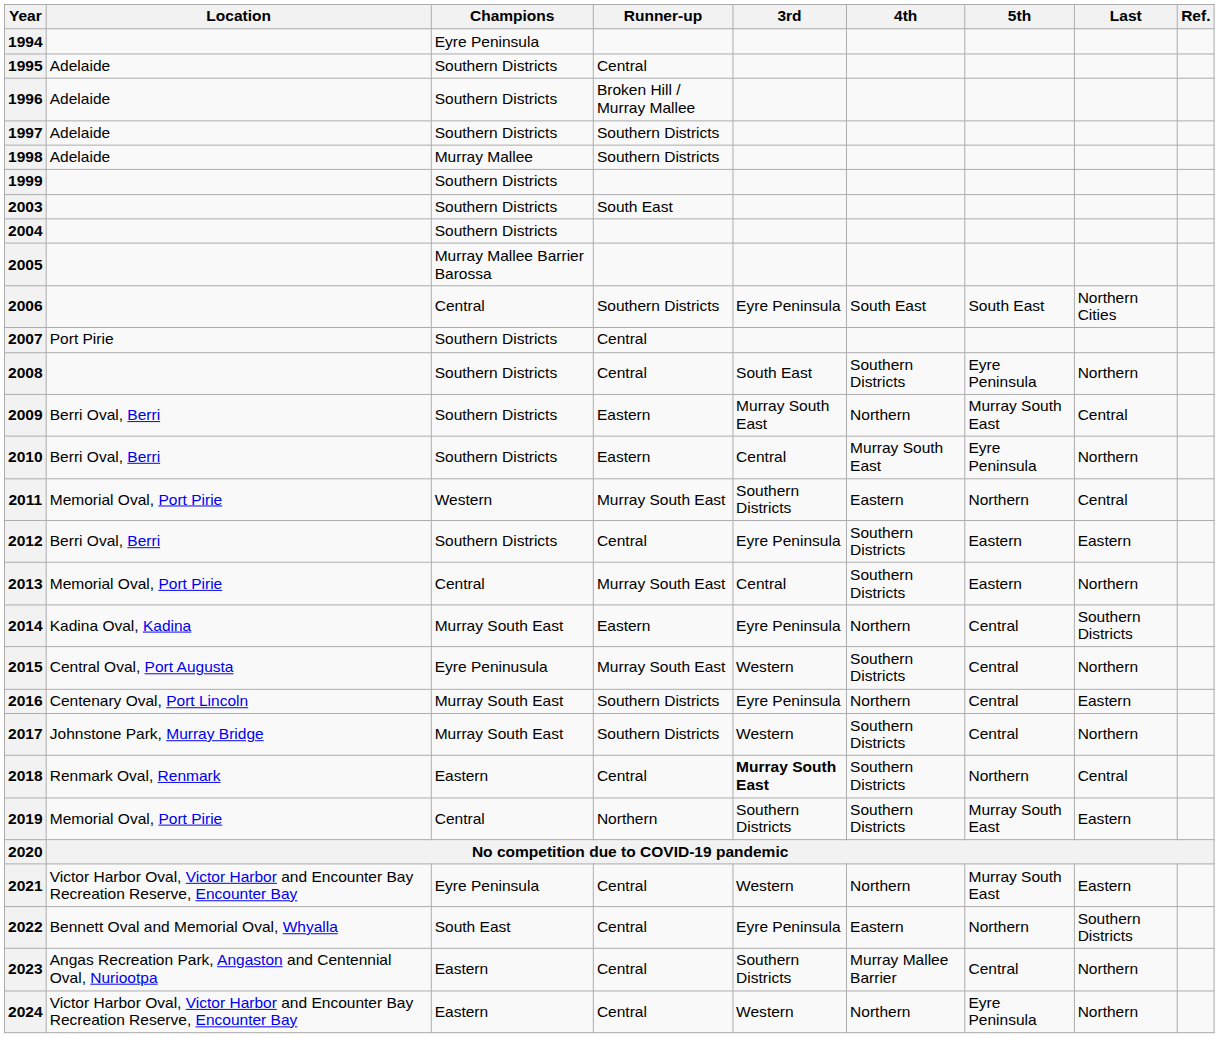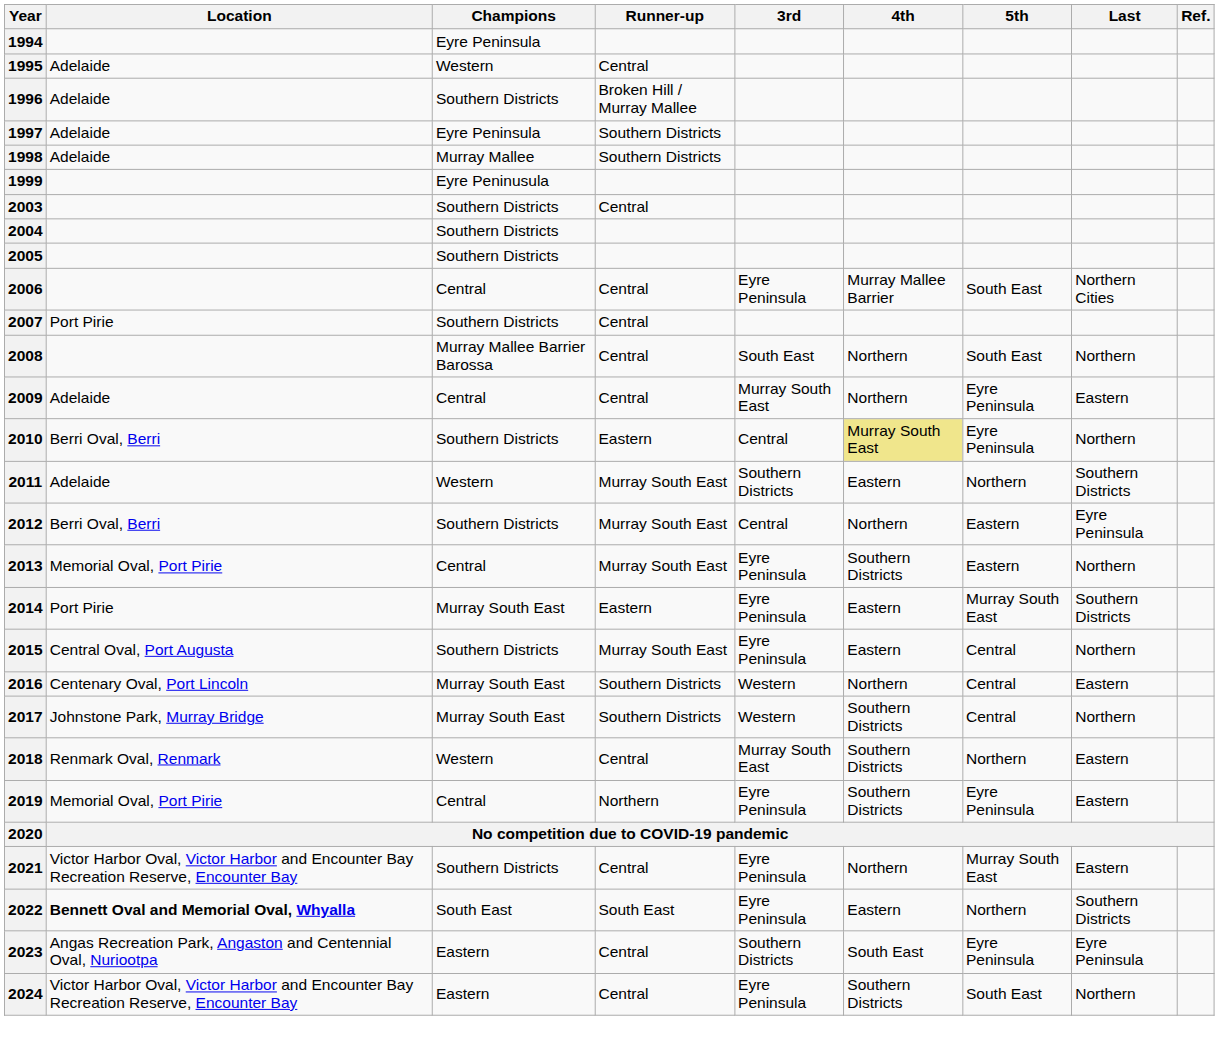(496, 66) Southern Districts -> (465, 66) Western
(496, 132) Southern Districts -> (488, 132) Eyre Peninsula
(496, 181) Southern Districts -> (492, 181) Eyre Peninusula
(635, 206) South East -> (624, 206) Central
(509, 264) Murray Mallee Barrier Barossa -> (497, 255) Southern Districts
(658, 306) Southern Districts -> (624, 289) Central
(888, 306) South East -> (896, 289) Murray Mallee Barrier
(496, 373) Southern Districts -> (511, 355) Murray Mallee Barrier Barossa
(882, 373) Southern Districts -> (878, 355) Northern
(1003, 373) Eyre Peninsula -> (1004, 355) South East
(105, 415) Berri Oval, Berri -> (80, 397) Adelaide
(496, 415) Southern Districts -> (461, 397) Central
(624, 415) Eastern -> (624, 397) Central
(1015, 415) Murray South East -> (1000, 397) Eyre Peninsula
(1103, 415) Central -> (1102, 397) Eastern
(897, 457) no background -> (894, 439) khaki background
(136, 499) Memorial Oval, Port Pirie -> (80, 482) Adelaide
(1103, 499) Central -> (1107, 482) Southern Districts
(622, 541) Central -> (663, 524) Murray South East
(788, 541) Eyre Peninsula -> (763, 524) Central
(882, 541) Southern Districts -> (878, 524) Northern
(1104, 541) Eastern -> (1109, 524) Eyre Peninsula
(761, 583) Central -> (772, 566) Eyre Peninsula
(120, 625) Kadina Oval, Kadina -> (82, 608) Port Pirie
(880, 625) Northern -> (874, 608) Eastern
(994, 625) Central -> (1013, 608) Murray South East
(491, 667) Eyre Peninusula -> (497, 650) Southern Districts
(765, 667) Western -> (772, 650) Eyre Peninsula
(882, 667) Southern Districts -> (874, 650) Eastern
(788, 701) Eyre Peninsula -> (767, 683) Western
(461, 776) Eastern -> (465, 759) Western
(786, 776) bold -> (785, 759) normal
(1103, 776) Central -> (1102, 759) Eastern
(768, 818) Southern Districts -> (772, 801) Eyre Peninsula
(1015, 818) Murray South East -> (1000, 801) Eyre Peninsula
(487, 885) Eyre Peninsula -> (497, 867) Southern Districts
(765, 885) Western -> (772, 867) Eyre Peninsula
(194, 927) normal -> (202, 909) bold
(622, 927) Central -> (636, 909) South East
(899, 969) Murray Mallee Barrier -> (885, 952) South East
(994, 969) Central -> (1000, 952) Eyre Peninsula
(1108, 969) Northern -> (1109, 952) Eyre Peninsula
(765, 1011) Western -> (772, 994) Eyre Peninsula
(880, 1011) Northern -> (879, 994) Southern Districts
(1003, 1011) Eyre Peninsula -> (1004, 994) South East
